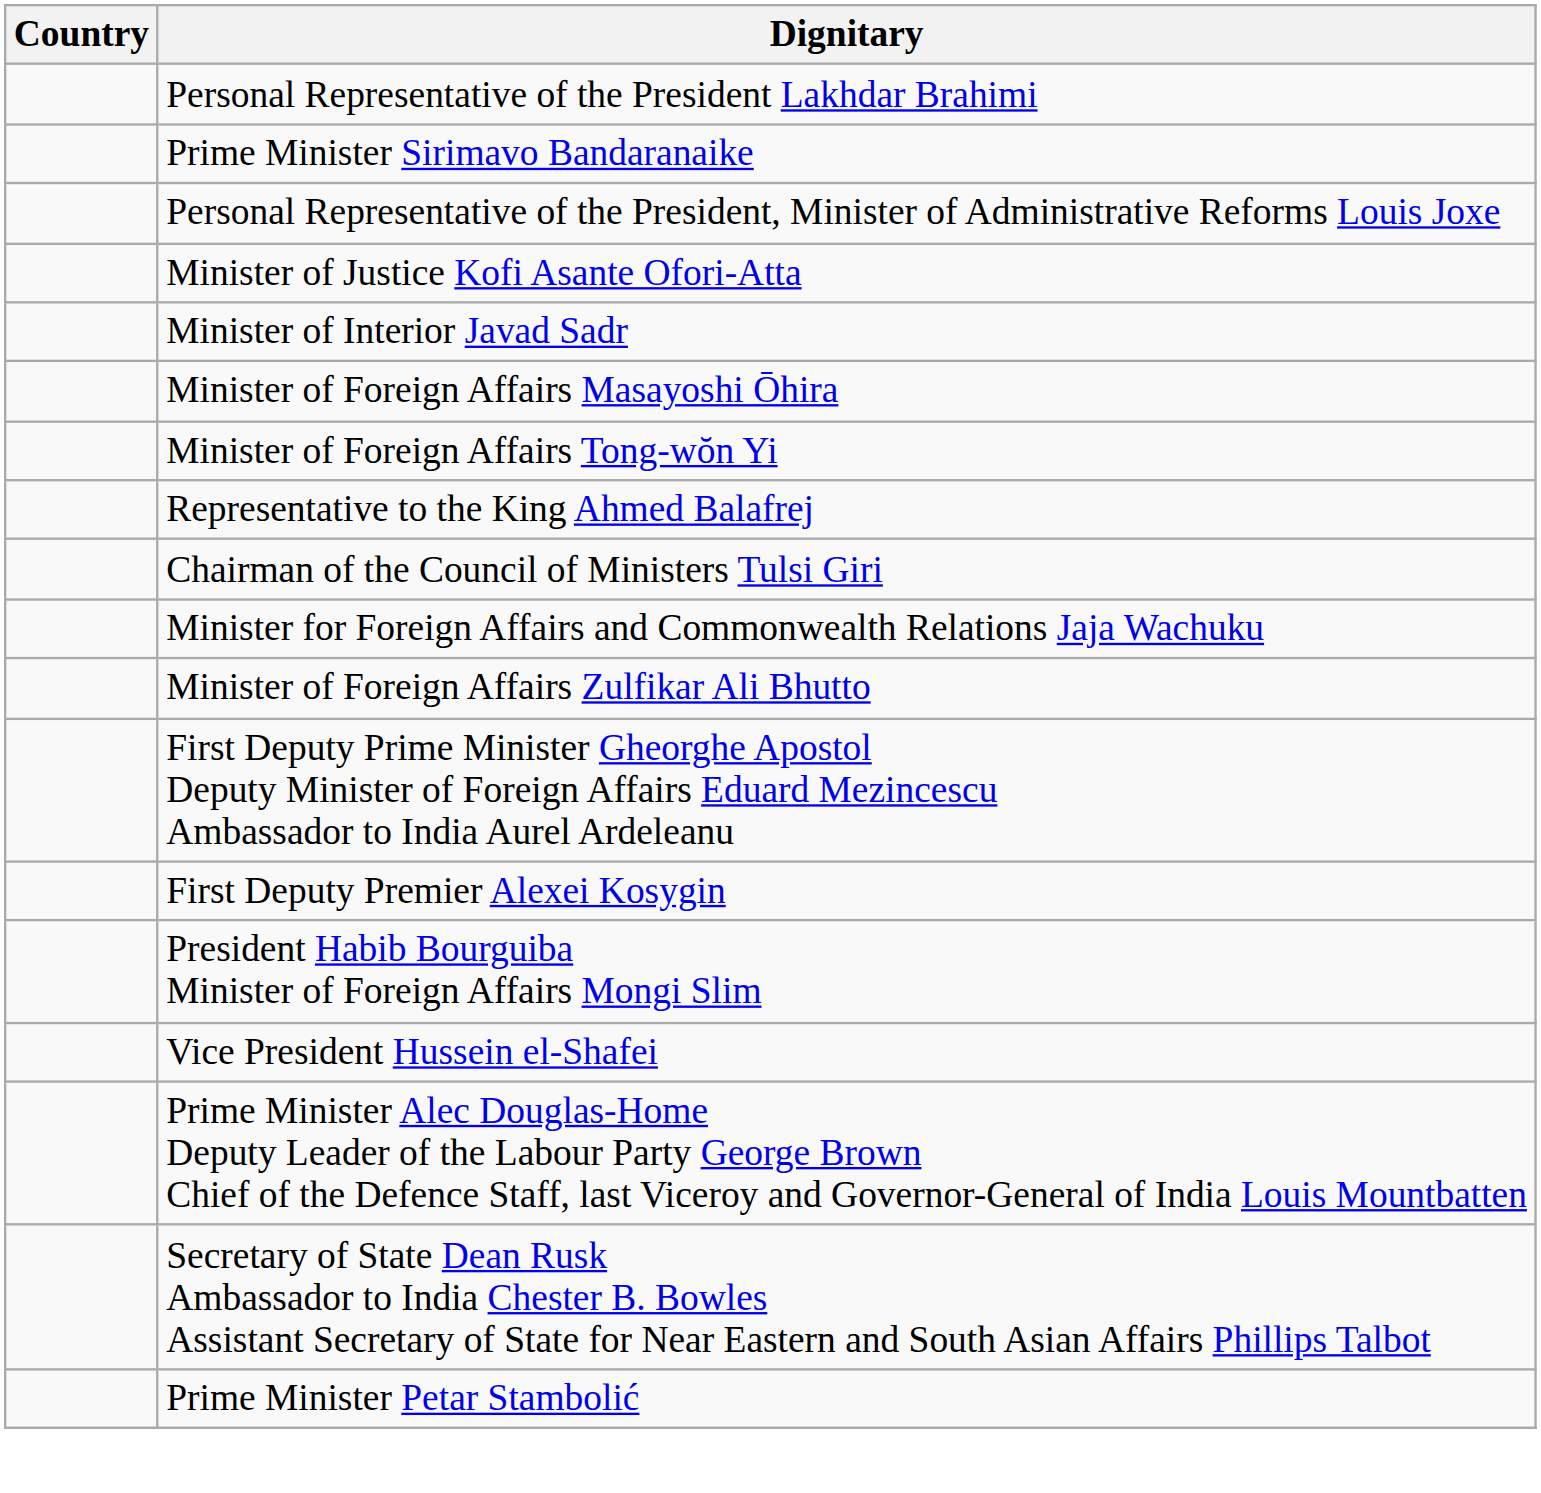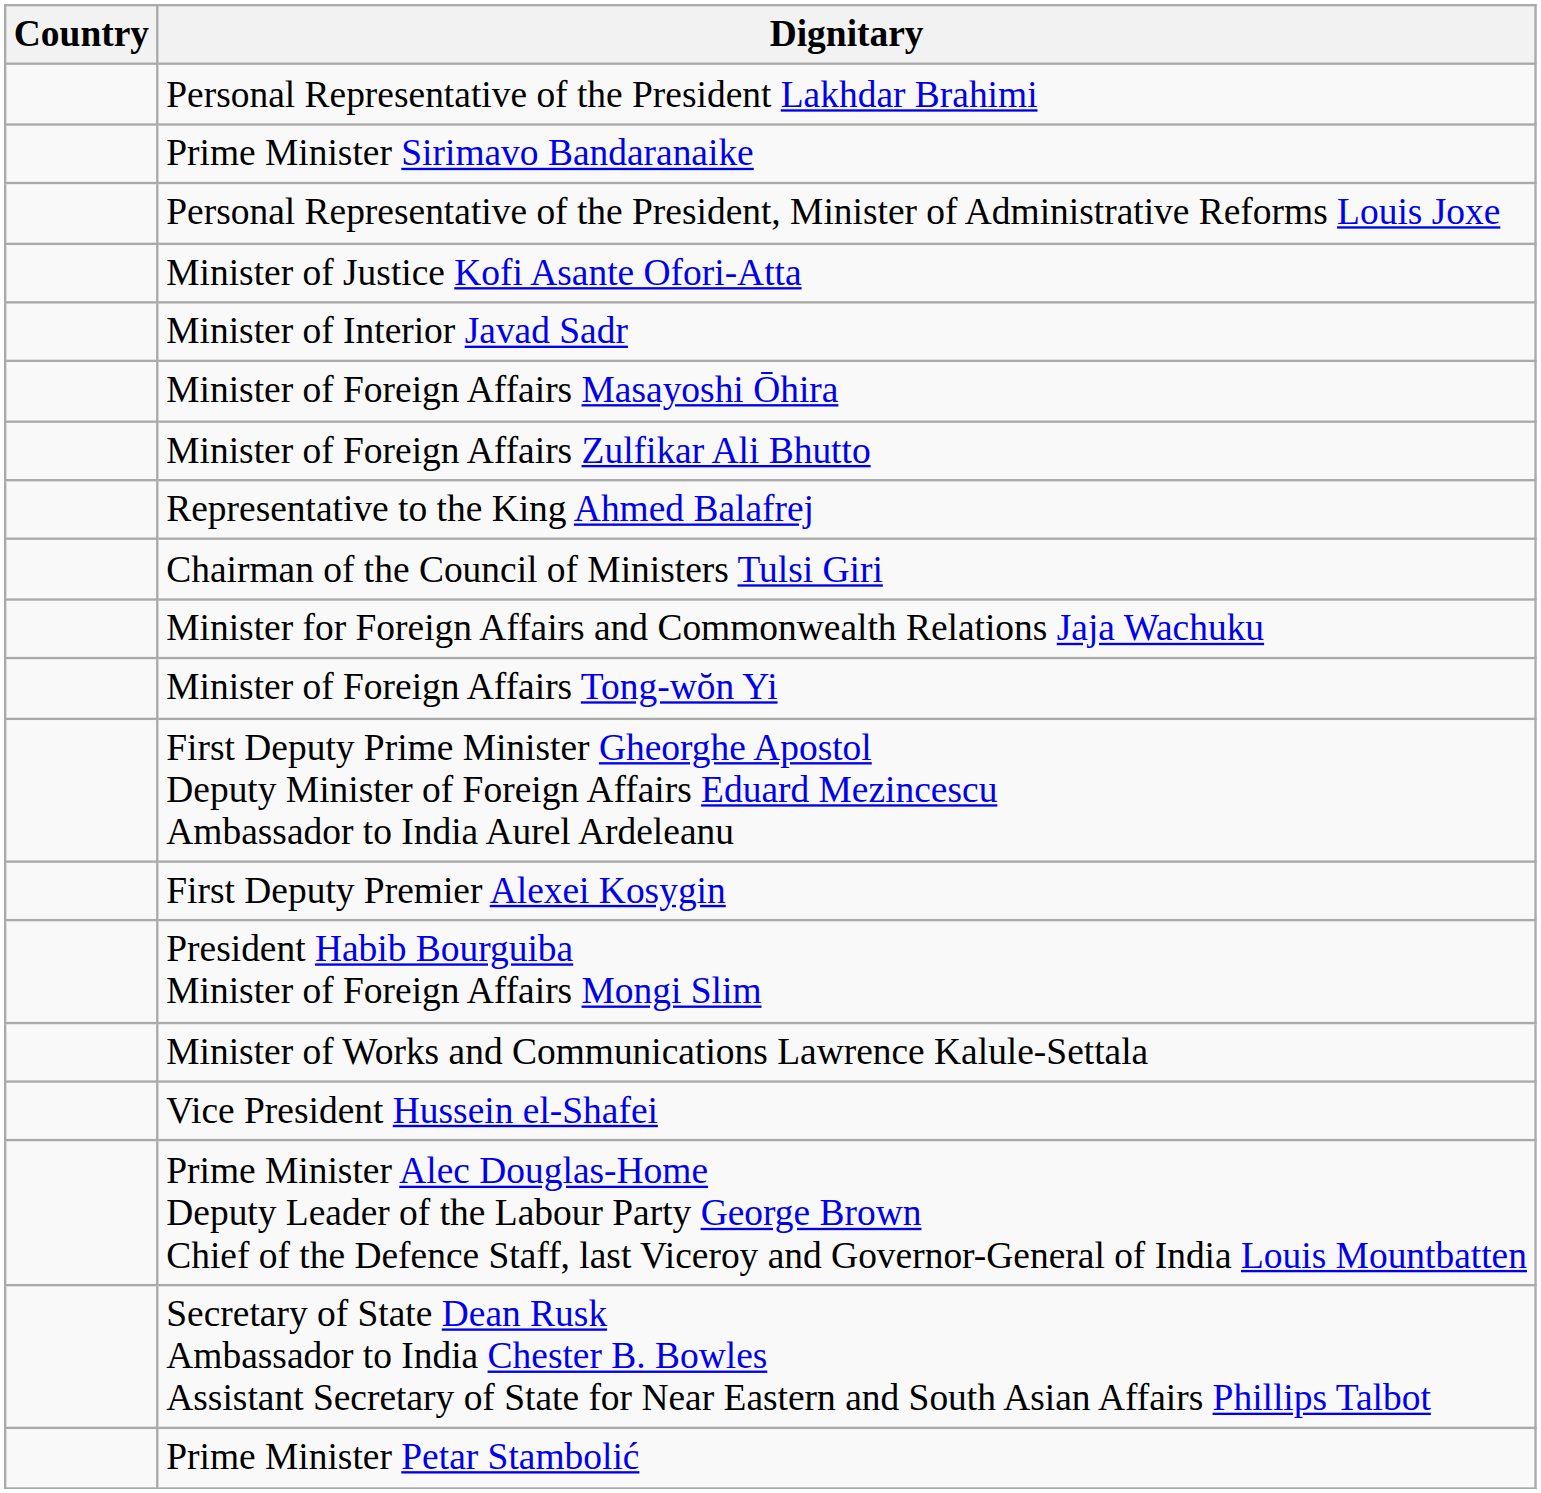rows swapped: (472, 449) <-> (518, 687)
+ row: (657, 1051)
